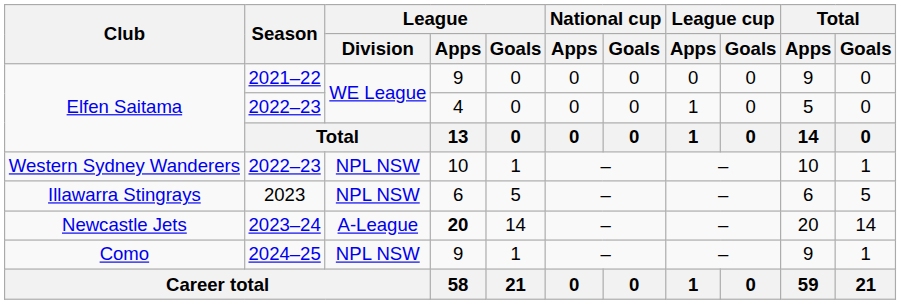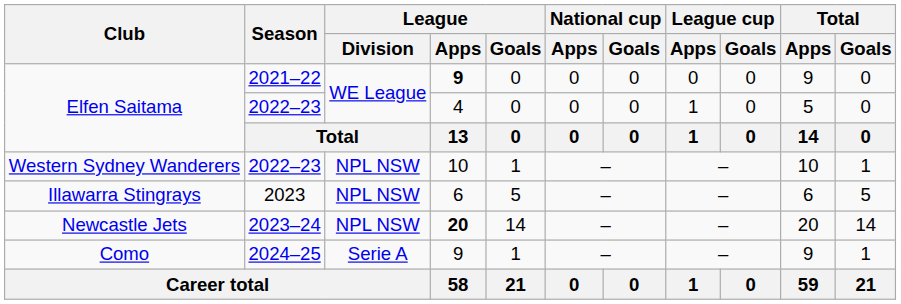(458, 78) normal -> (458, 78) bold
(378, 225) A-League -> (378, 225) NPL NSW
(378, 254) NPL NSW -> (378, 254) Serie A
